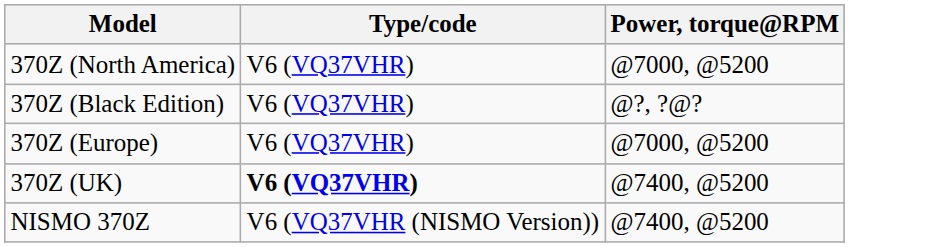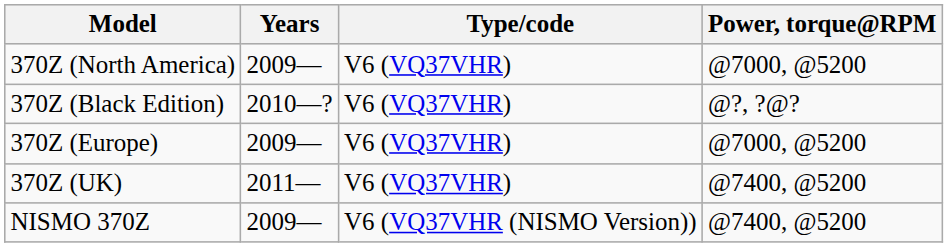+ column: (290, 24)
(332, 182) bold -> (428, 182) normal
